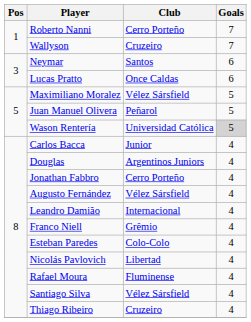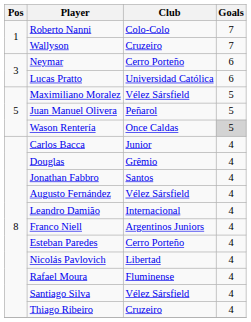(155, 29) Cerro Porteño -> (147, 29) Colo-Colo
(139, 62) Santos -> (155, 62) Cerro Porteño
(152, 78) Once Caldas -> (170, 78) Universidad Católica
(170, 128) Universidad Católica -> (152, 128) Once Caldas
(165, 161) Argentinos Juniors -> (141, 161) Grêmio
(155, 177) Cerro Porteño -> (139, 177) Santos
(141, 227) Grêmio -> (165, 227) Argentinos Juniors
(147, 243) Colo-Colo -> (155, 243) Cerro Porteño
